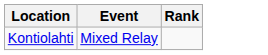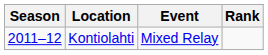+ column: (35, 16)
